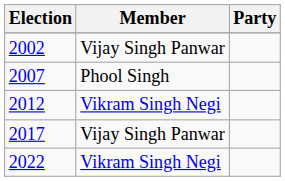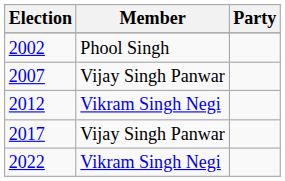(153, 47) Vijay Singh Panwar -> (125, 47) Phool Singh
(125, 76) Phool Singh -> (153, 76) Vijay Singh Panwar
